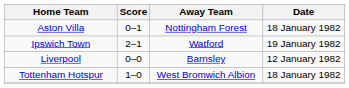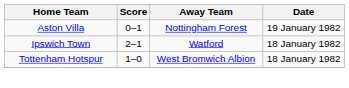(304, 28) 18 January 1982 -> (304, 28) 19 January 1982
(304, 43) 19 January 1982 -> (304, 43) 18 January 1982
- row: (61, 59)
